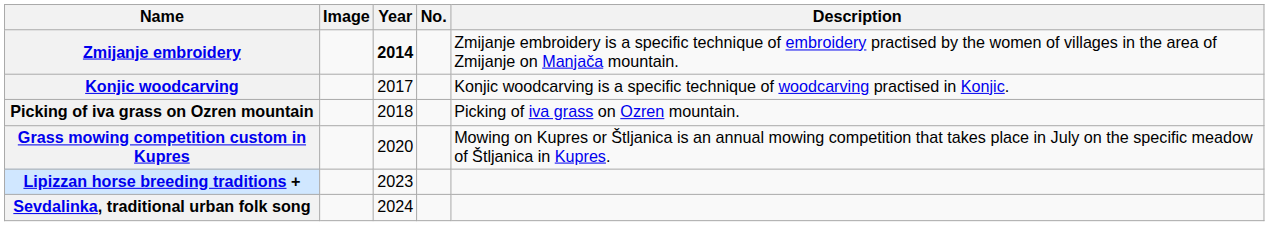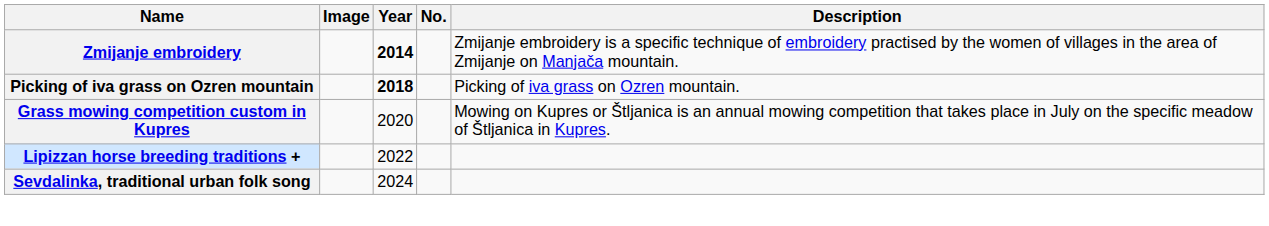- row: (162, 86)
(395, 112) normal -> (395, 86) bold
(395, 181) 2023 -> (395, 156) 2022
